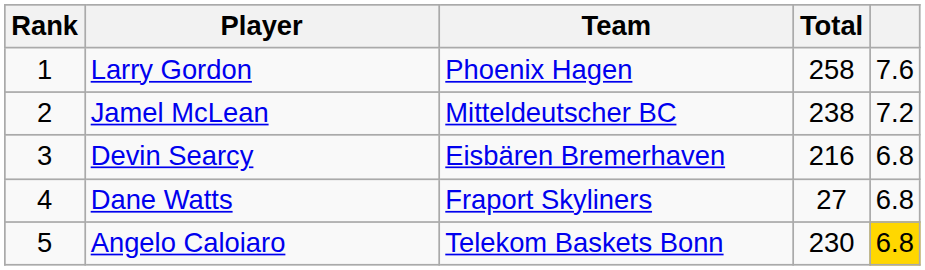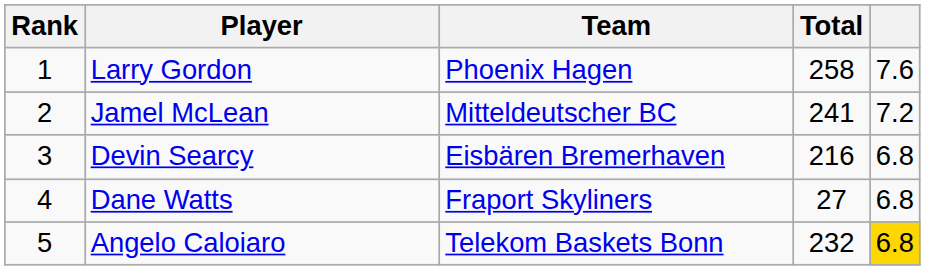(832, 112) 238 -> (832, 112) 241
(832, 243) 230 -> (832, 243) 232
